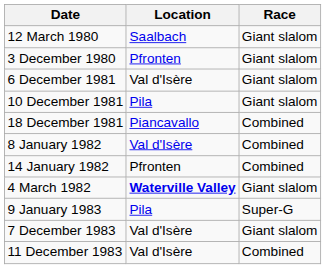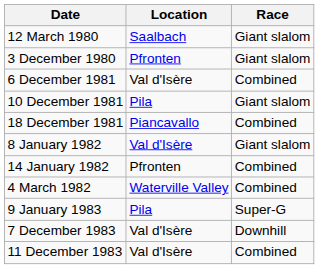(280, 79) Giant slalom -> (266, 79) Combined
(273, 144) Combined -> (273, 144) Giant slalom
(183, 187) bold -> (179, 187) normal
(280, 187) Giant slalom -> (266, 187) Combined
(280, 230) Giant slalom -> (260, 230) Downhill
